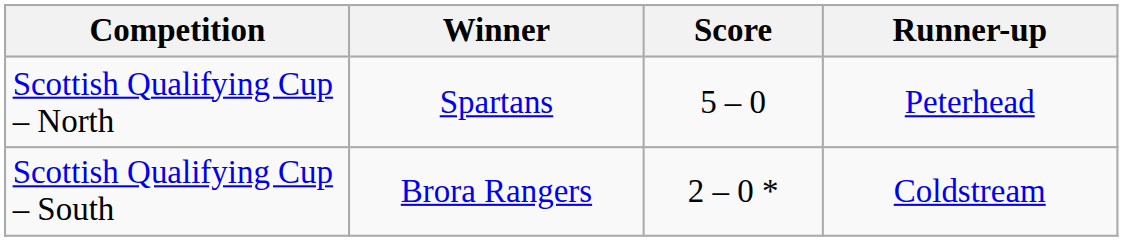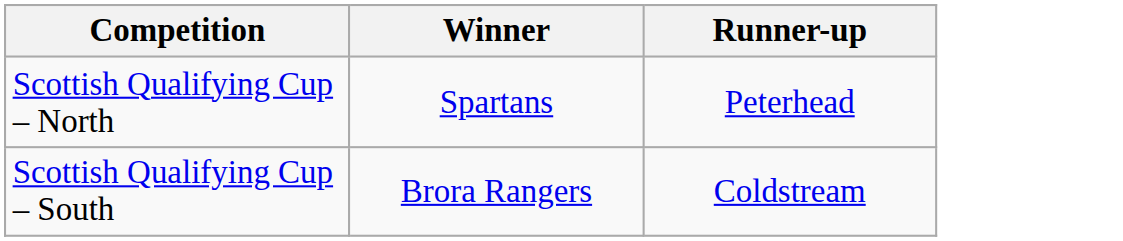- column: (733, 30)
